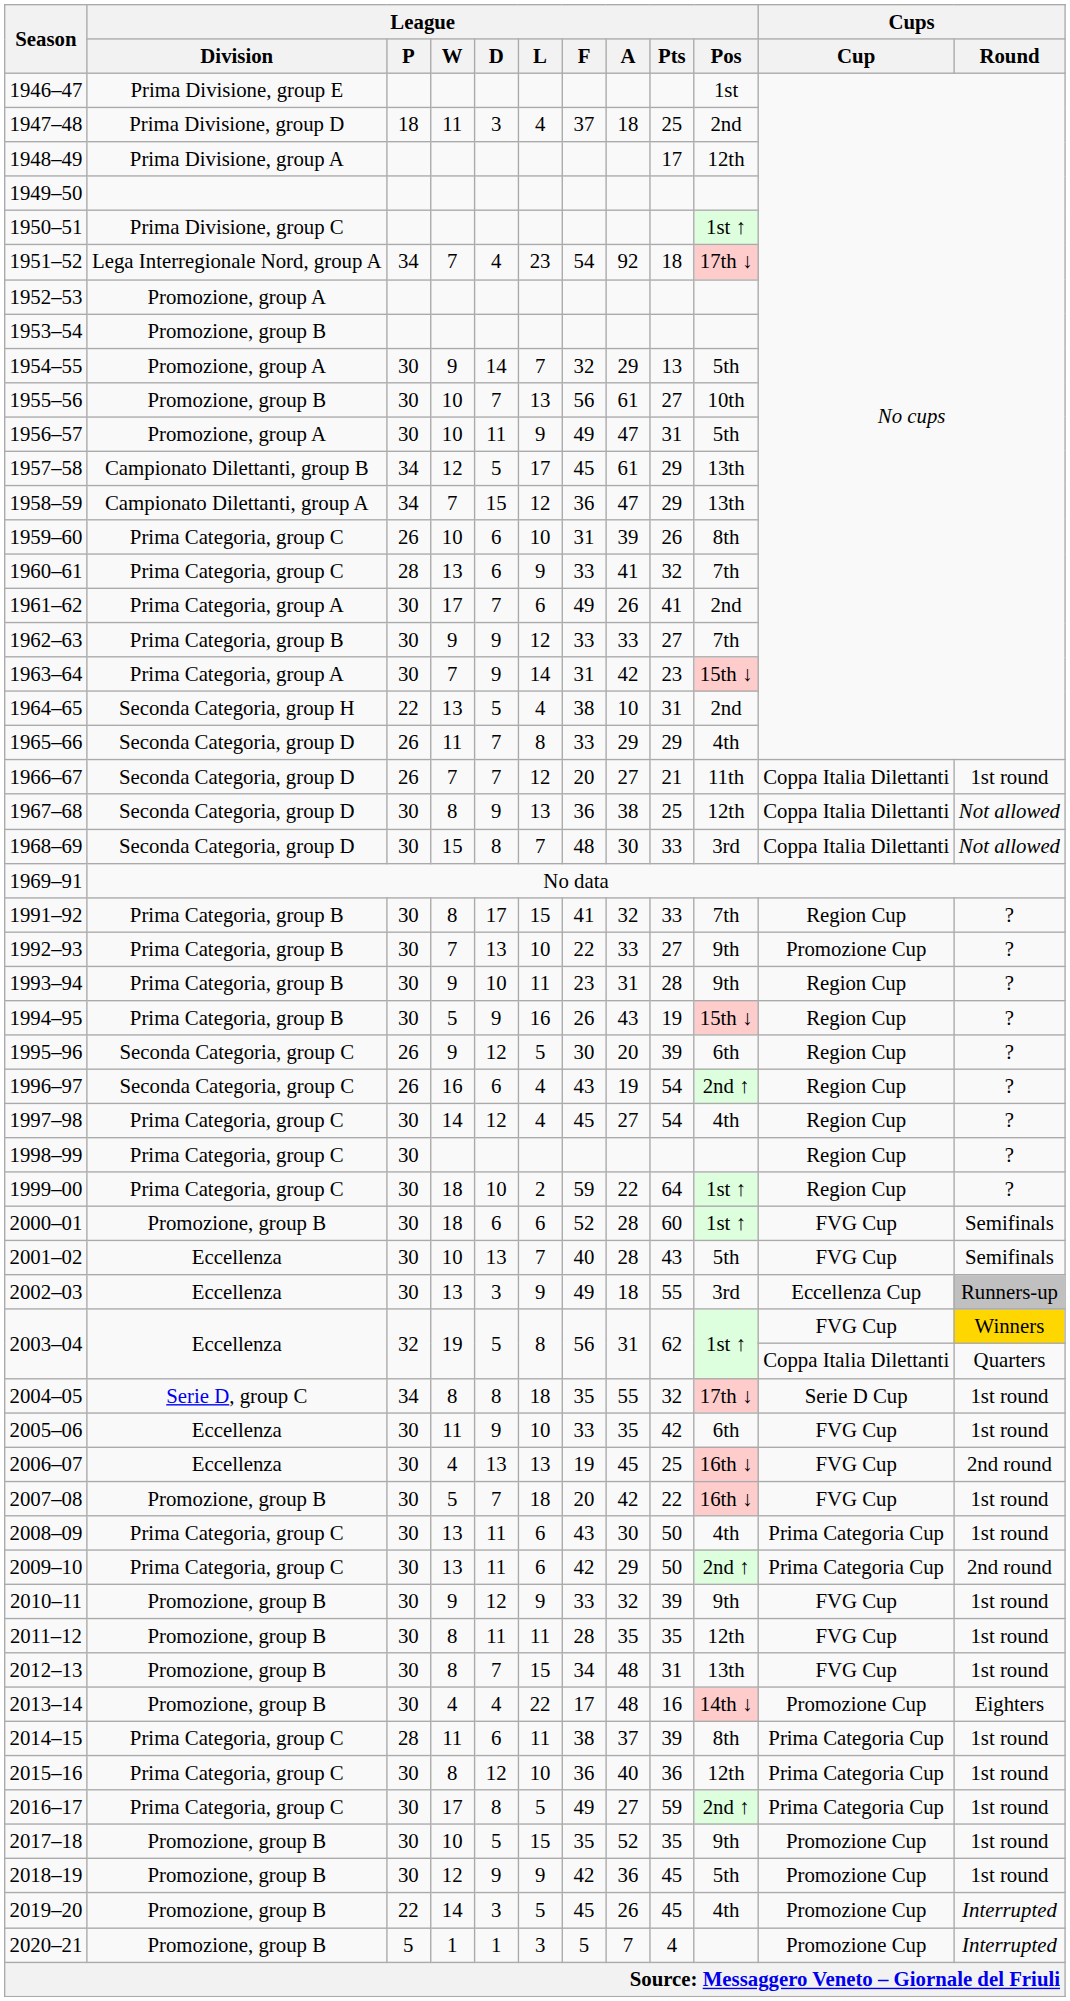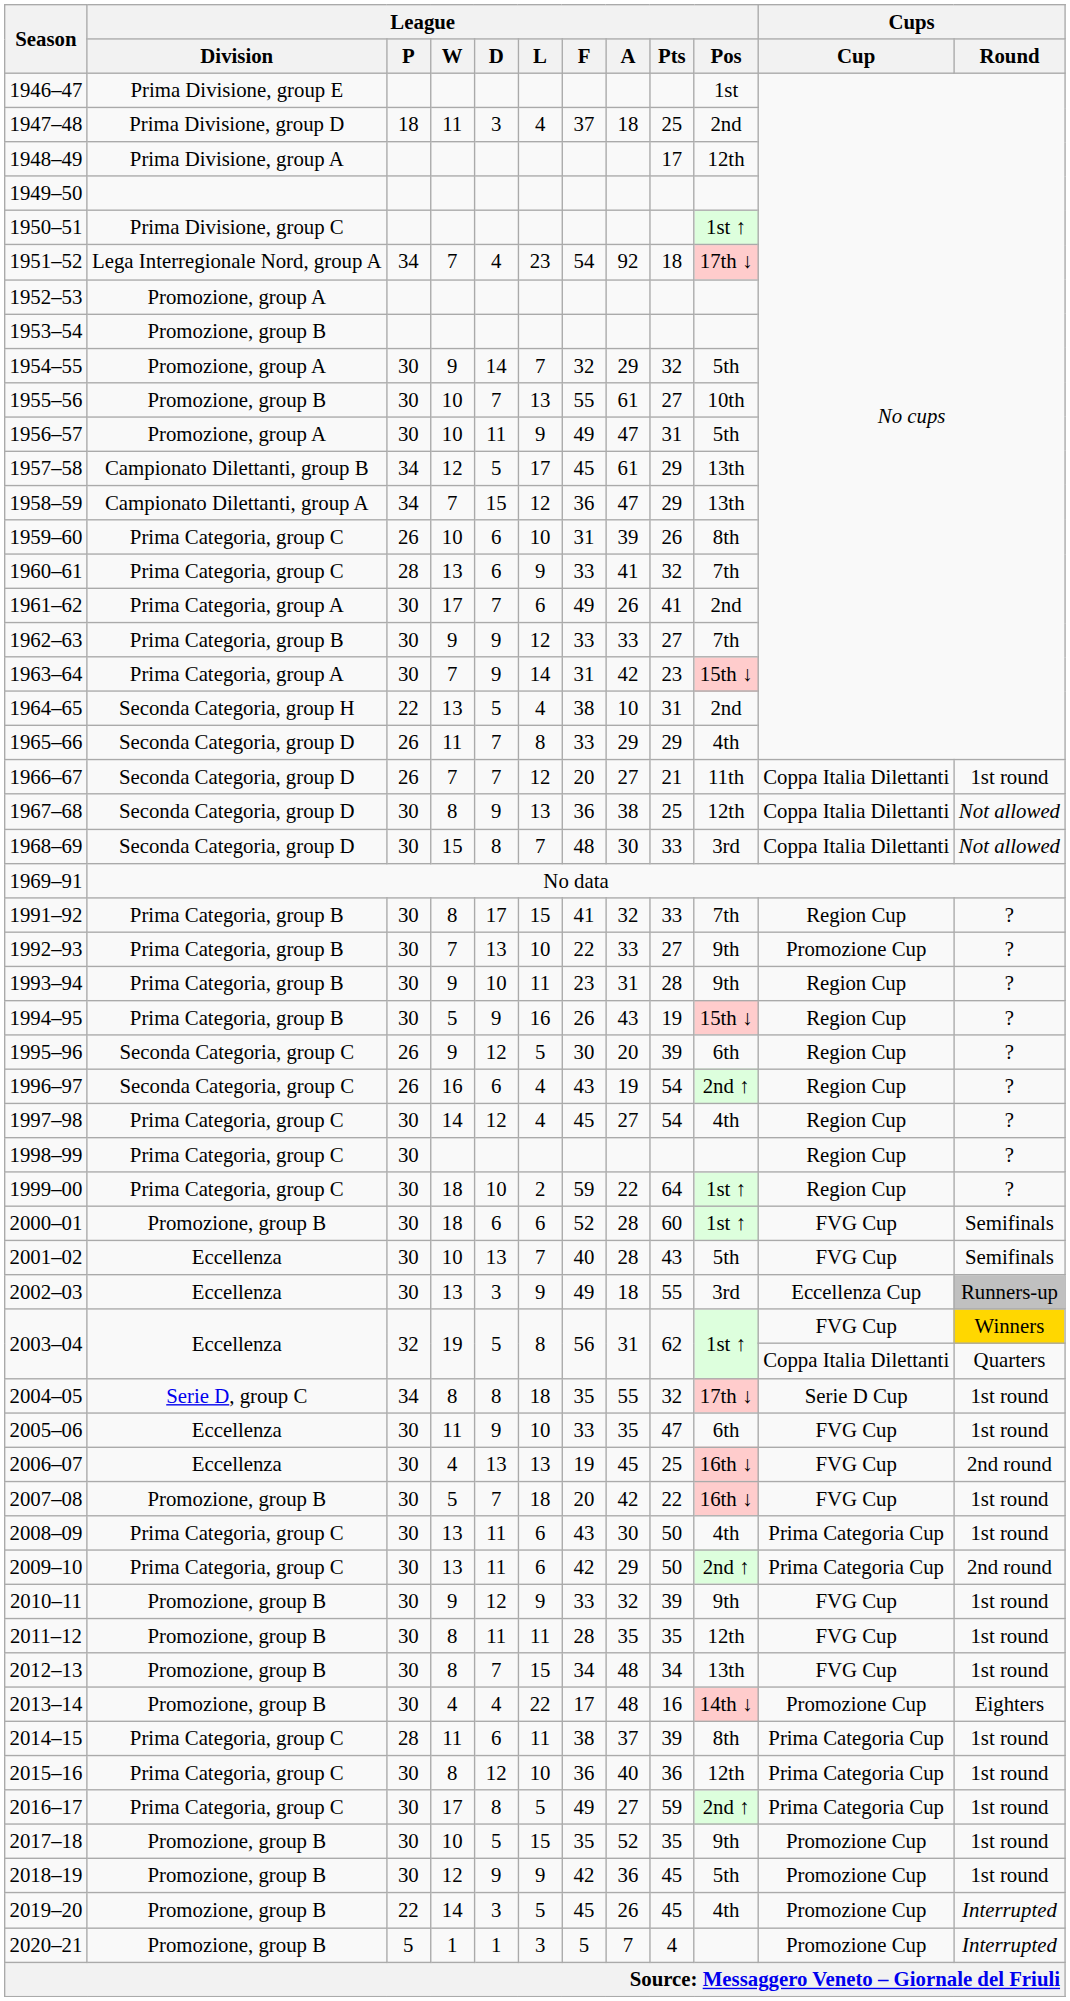(672, 365) 13 -> (672, 365) 32
(584, 399) 56 -> (584, 399) 55
(672, 1429) 42 -> (672, 1429) 47
(672, 1669) 31 -> (672, 1669) 34
